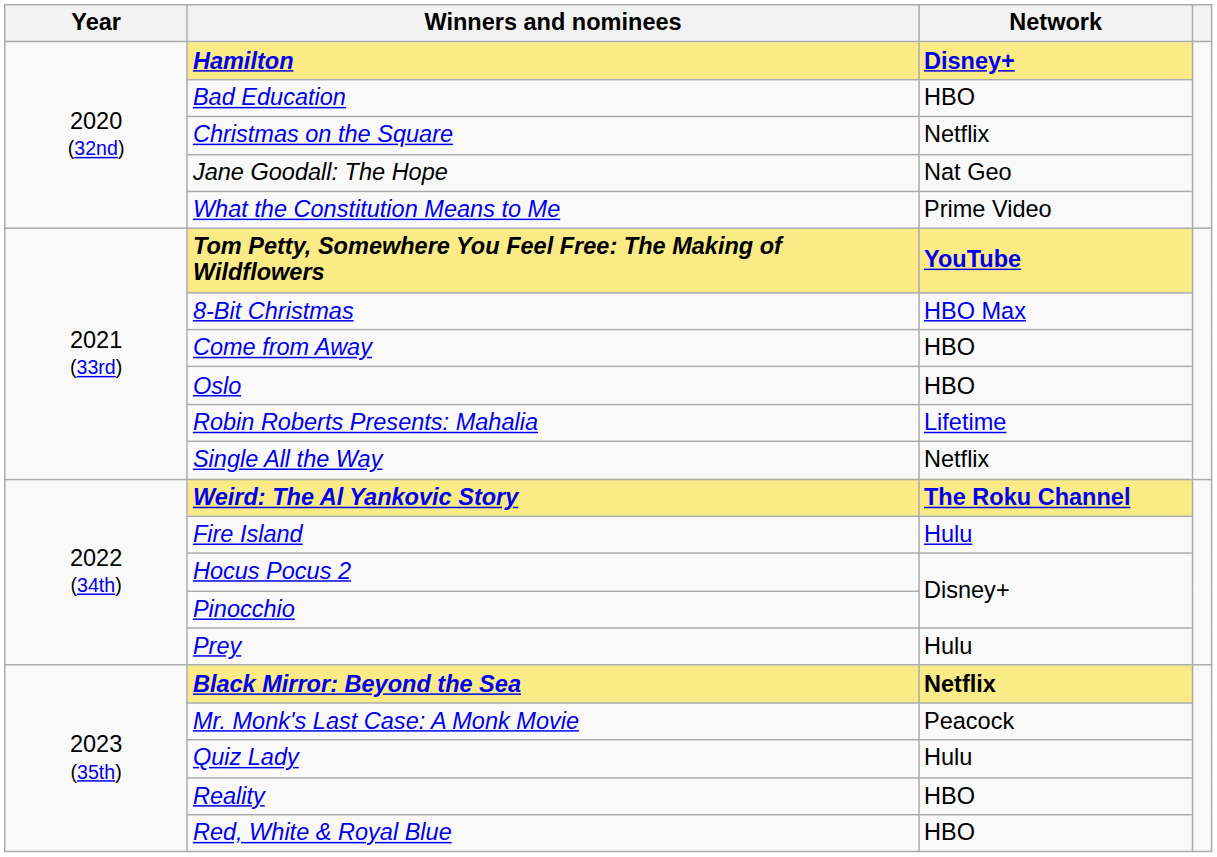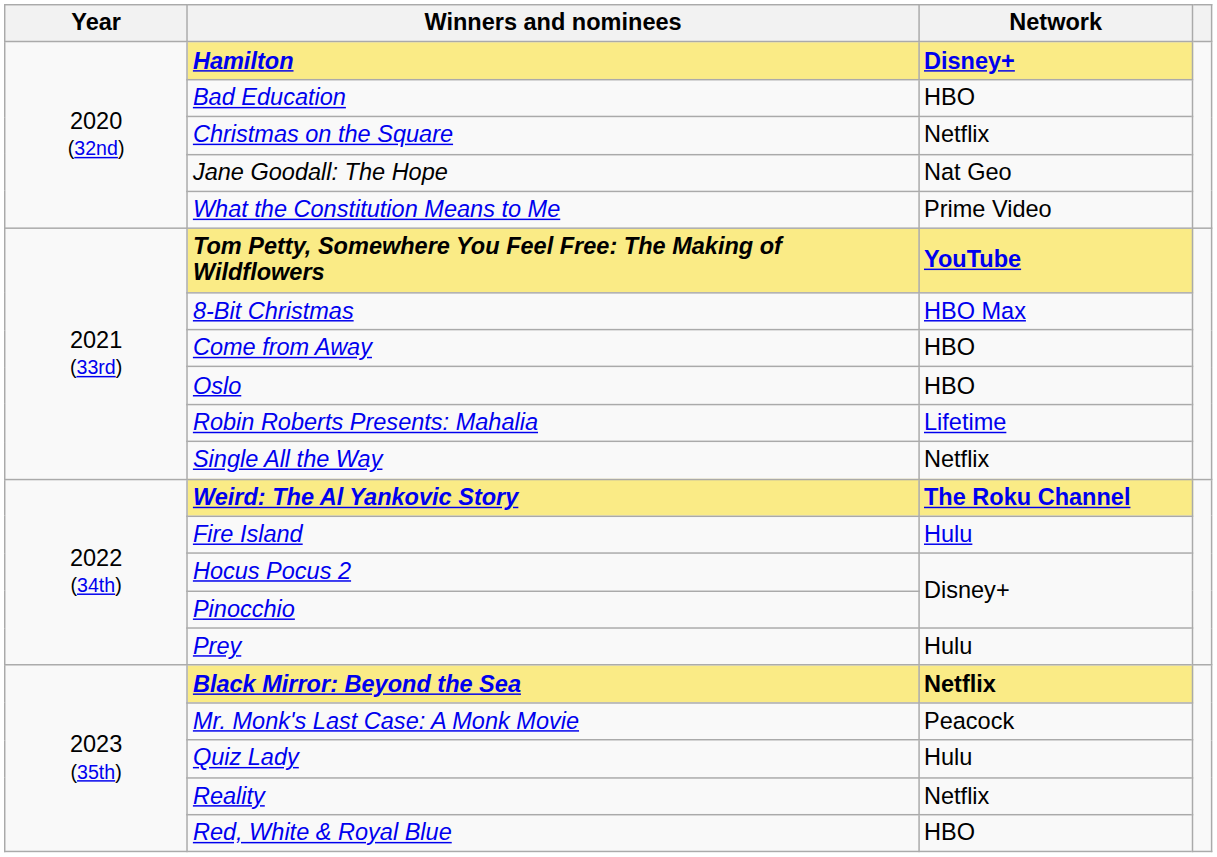(949, 795) HBO -> (957, 795) Netflix
